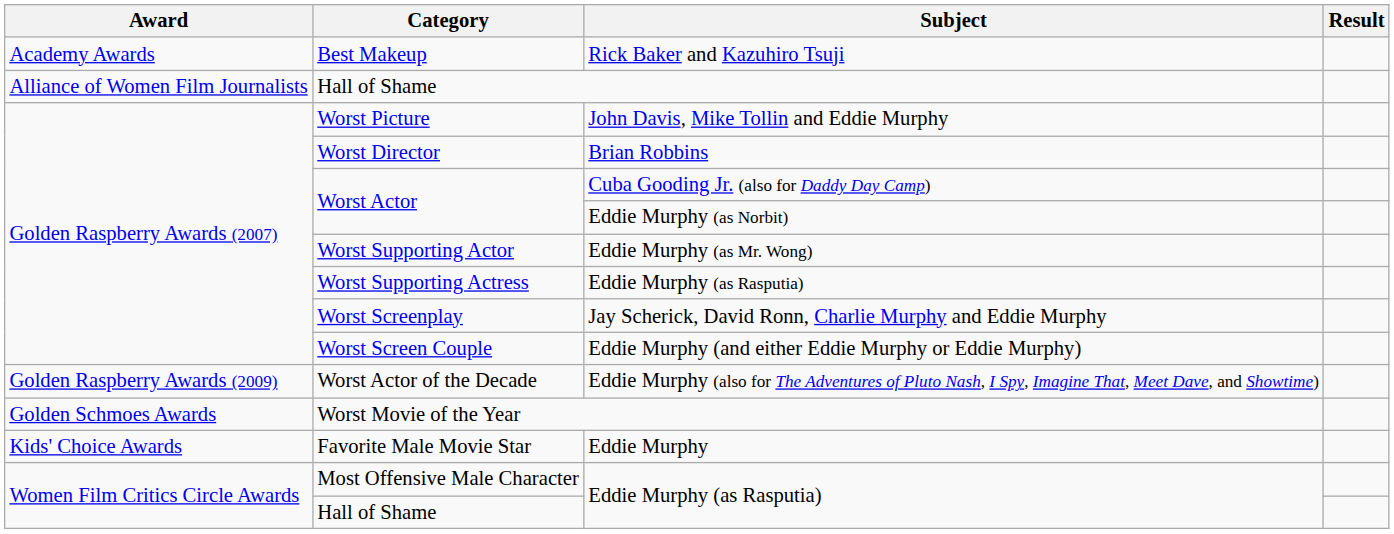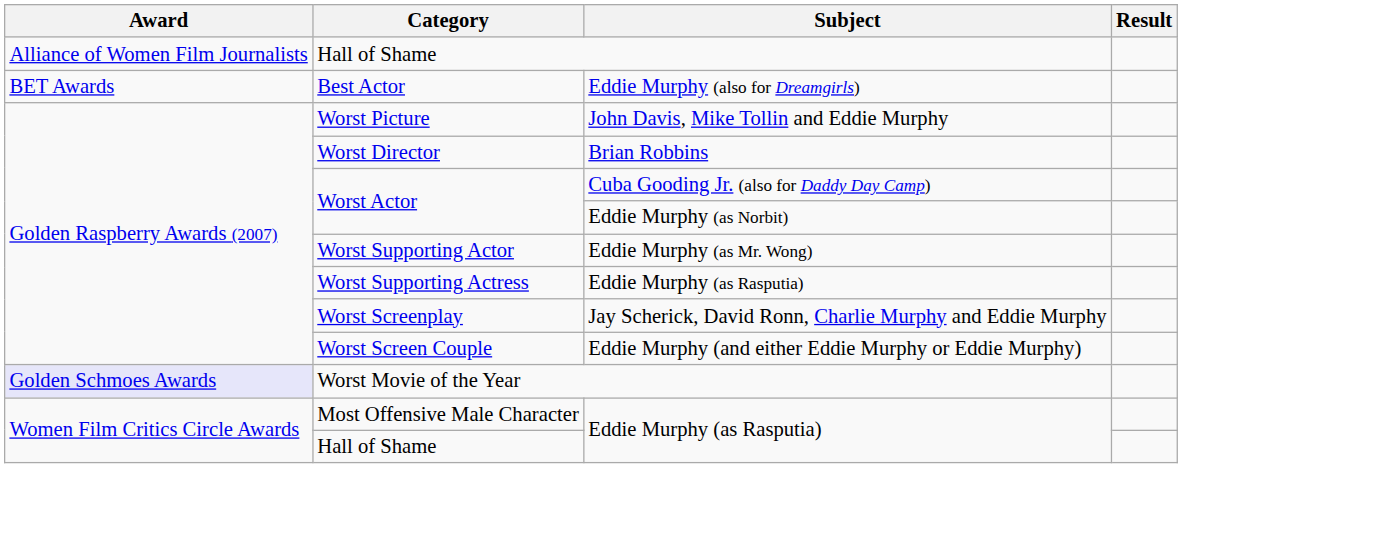- row: (372, 53)
+ row: (361, 86)
- row: (427, 380)
(113, 413) no background -> (113, 380) lavender background
- row: (424, 446)
